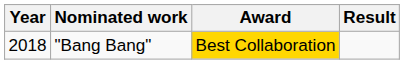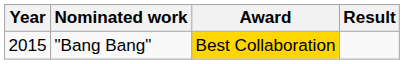(28, 45) 2018 -> (28, 45) 2015
